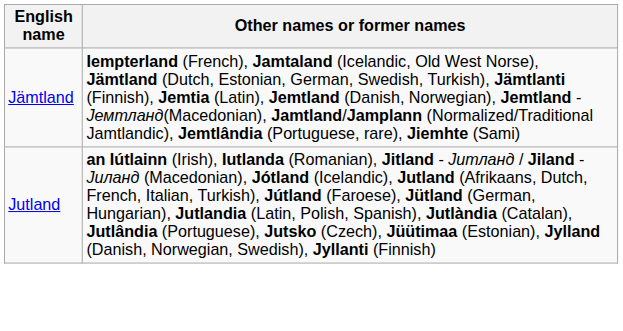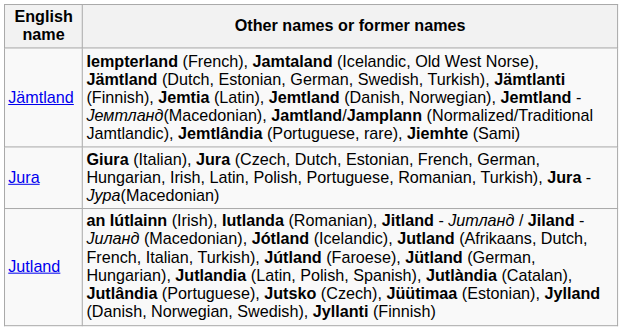+ row: (24, 177)
